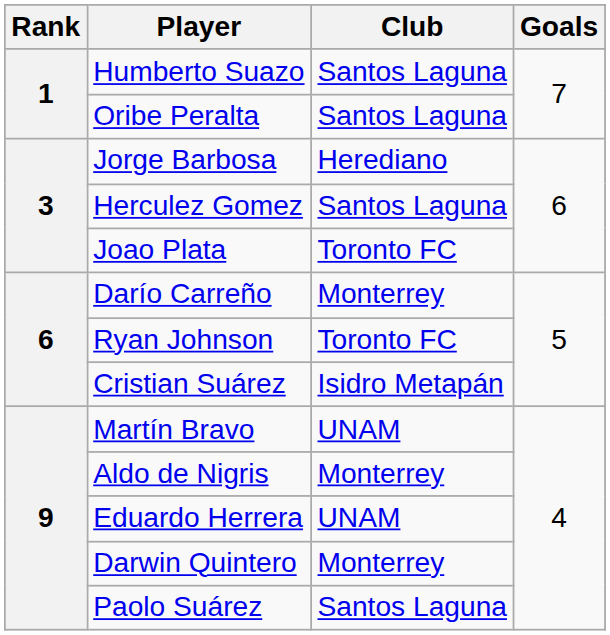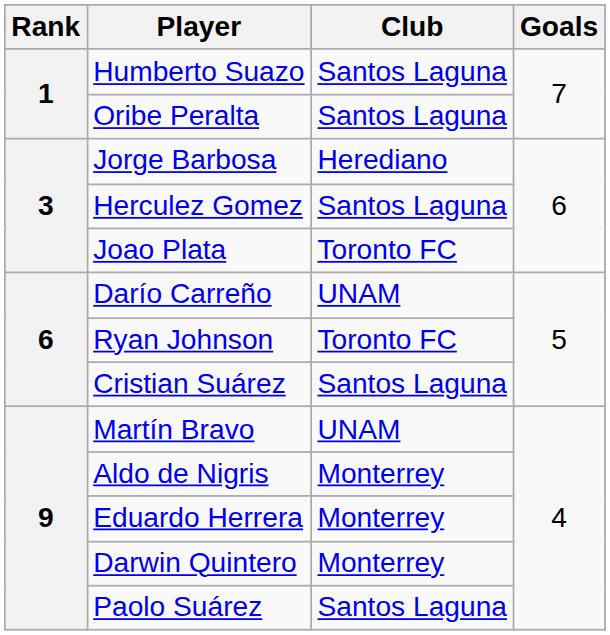(381, 294) Monterrey -> (359, 294) UNAM
(411, 384) Isidro Metapán -> (412, 384) Santos Laguna
(359, 518) UNAM -> (381, 518) Monterrey
